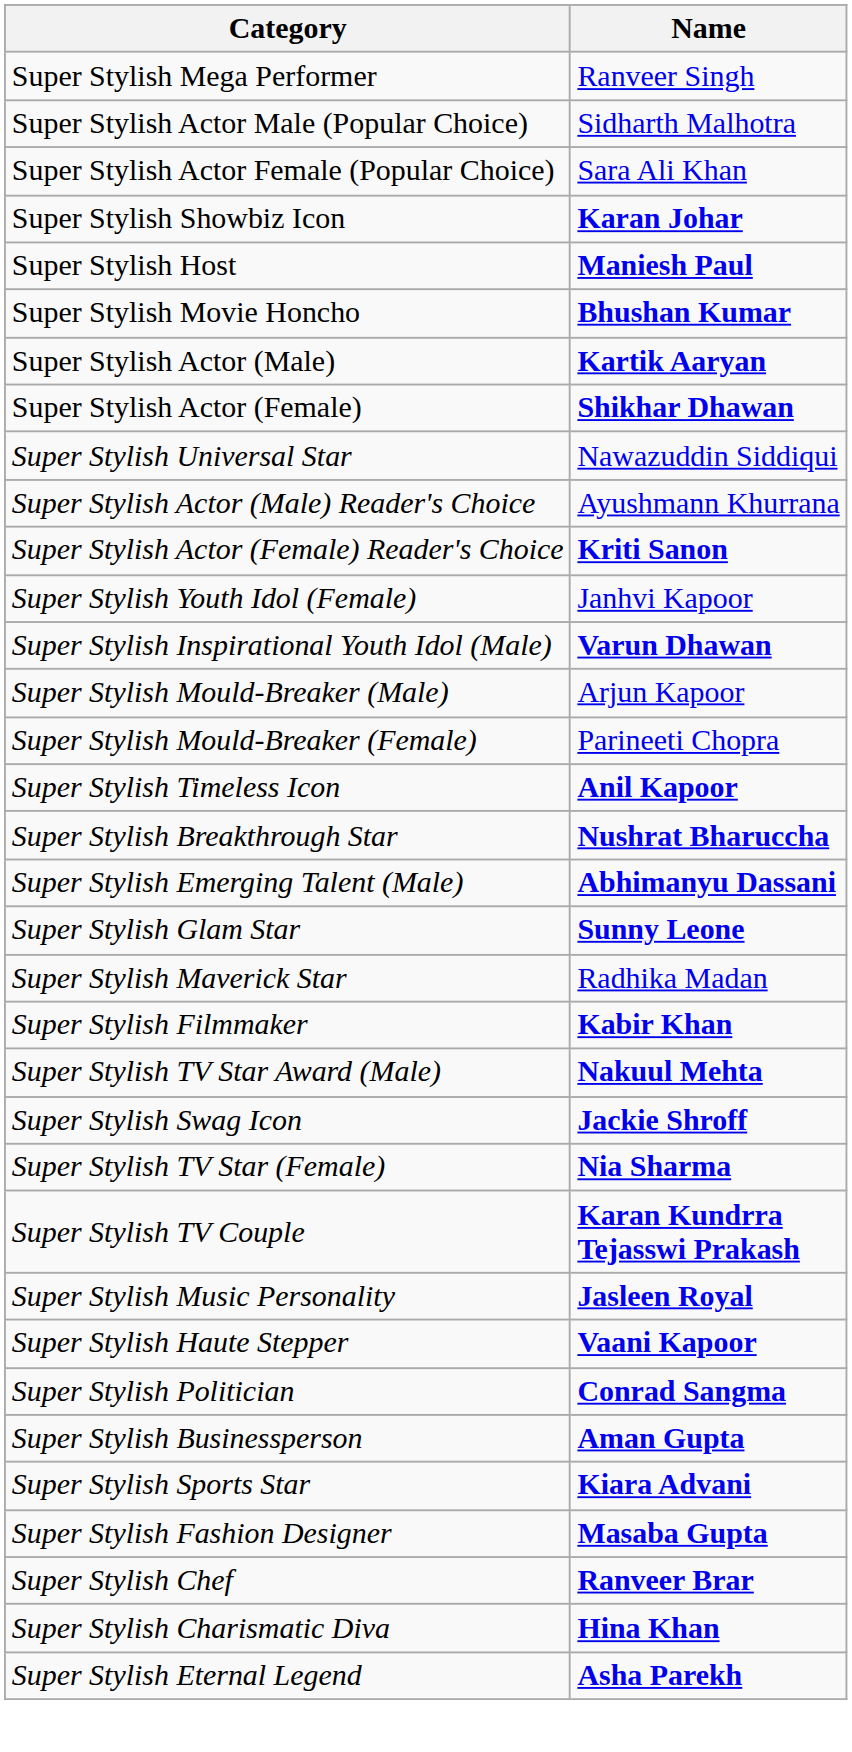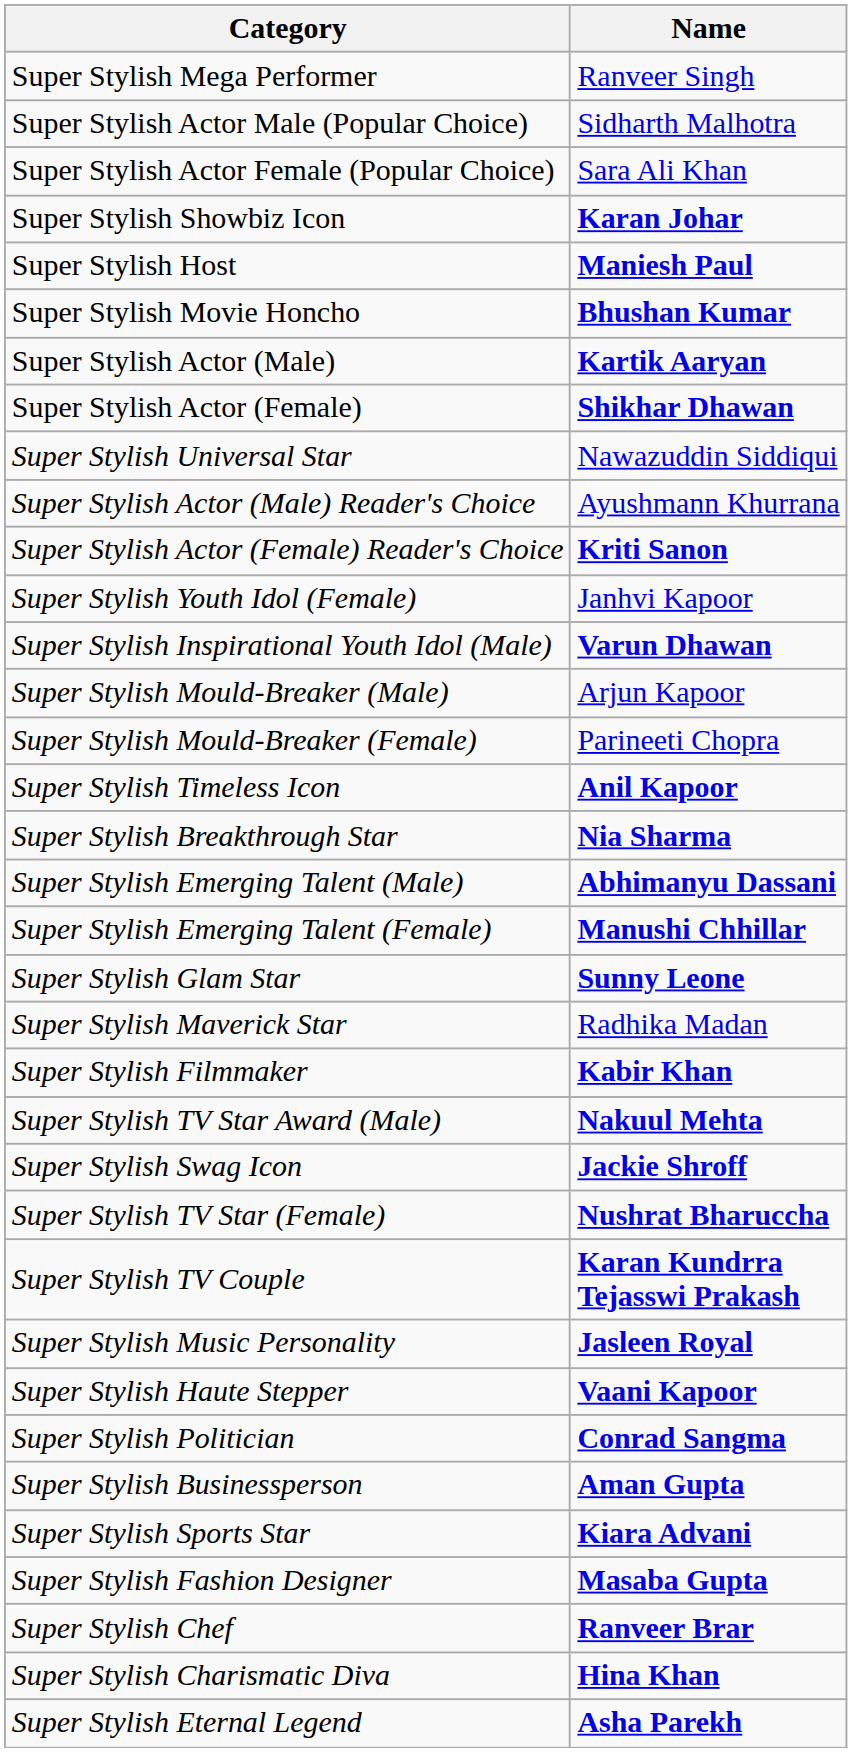(703, 834) Nushrat Bharuccha -> (654, 834) Nia Sharma
+ row: (252, 929)
(654, 1167) Nia Sharma -> (703, 1214) Nushrat Bharuccha
